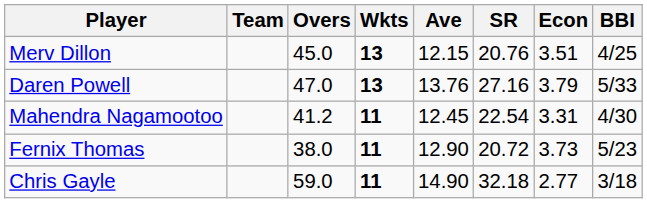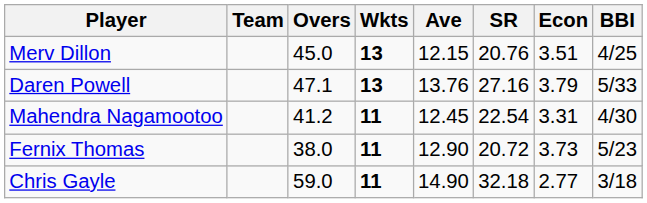(313, 85) 47.0 -> (313, 85) 47.1
